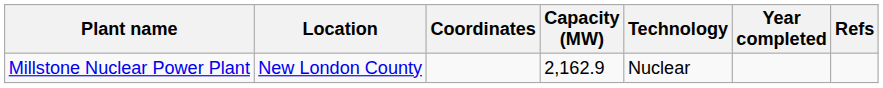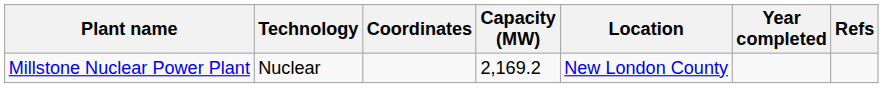columns swapped: (340, 29) <-> (678, 29)
(574, 67) 2,162.9 -> (511, 67) 2,169.2
